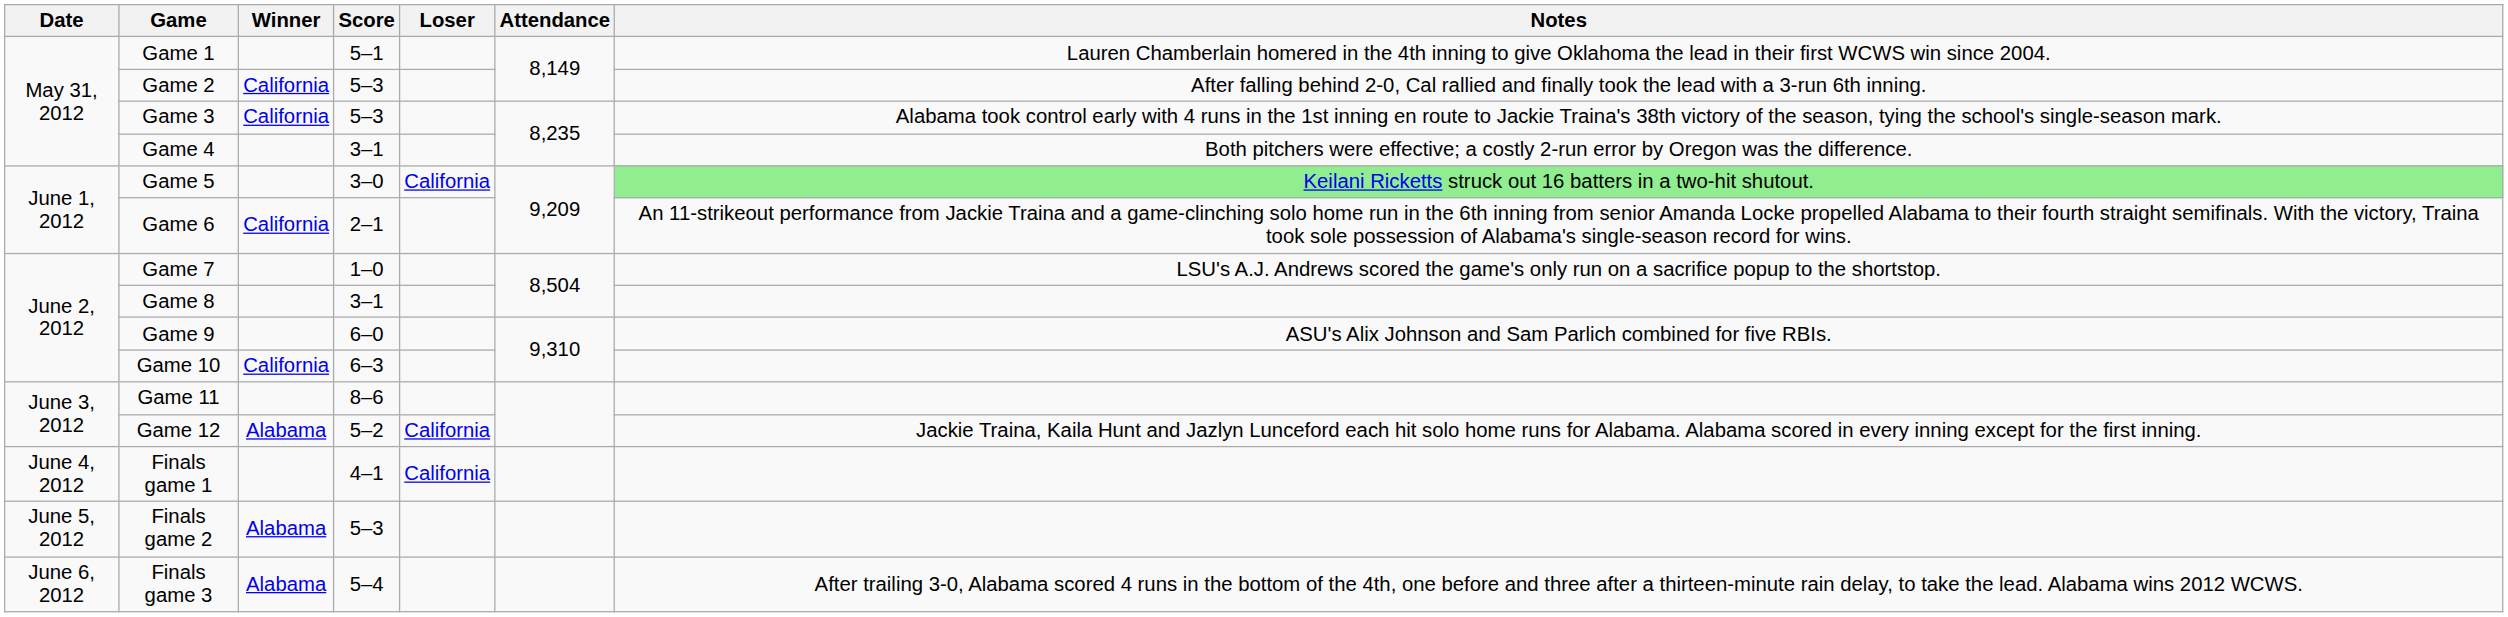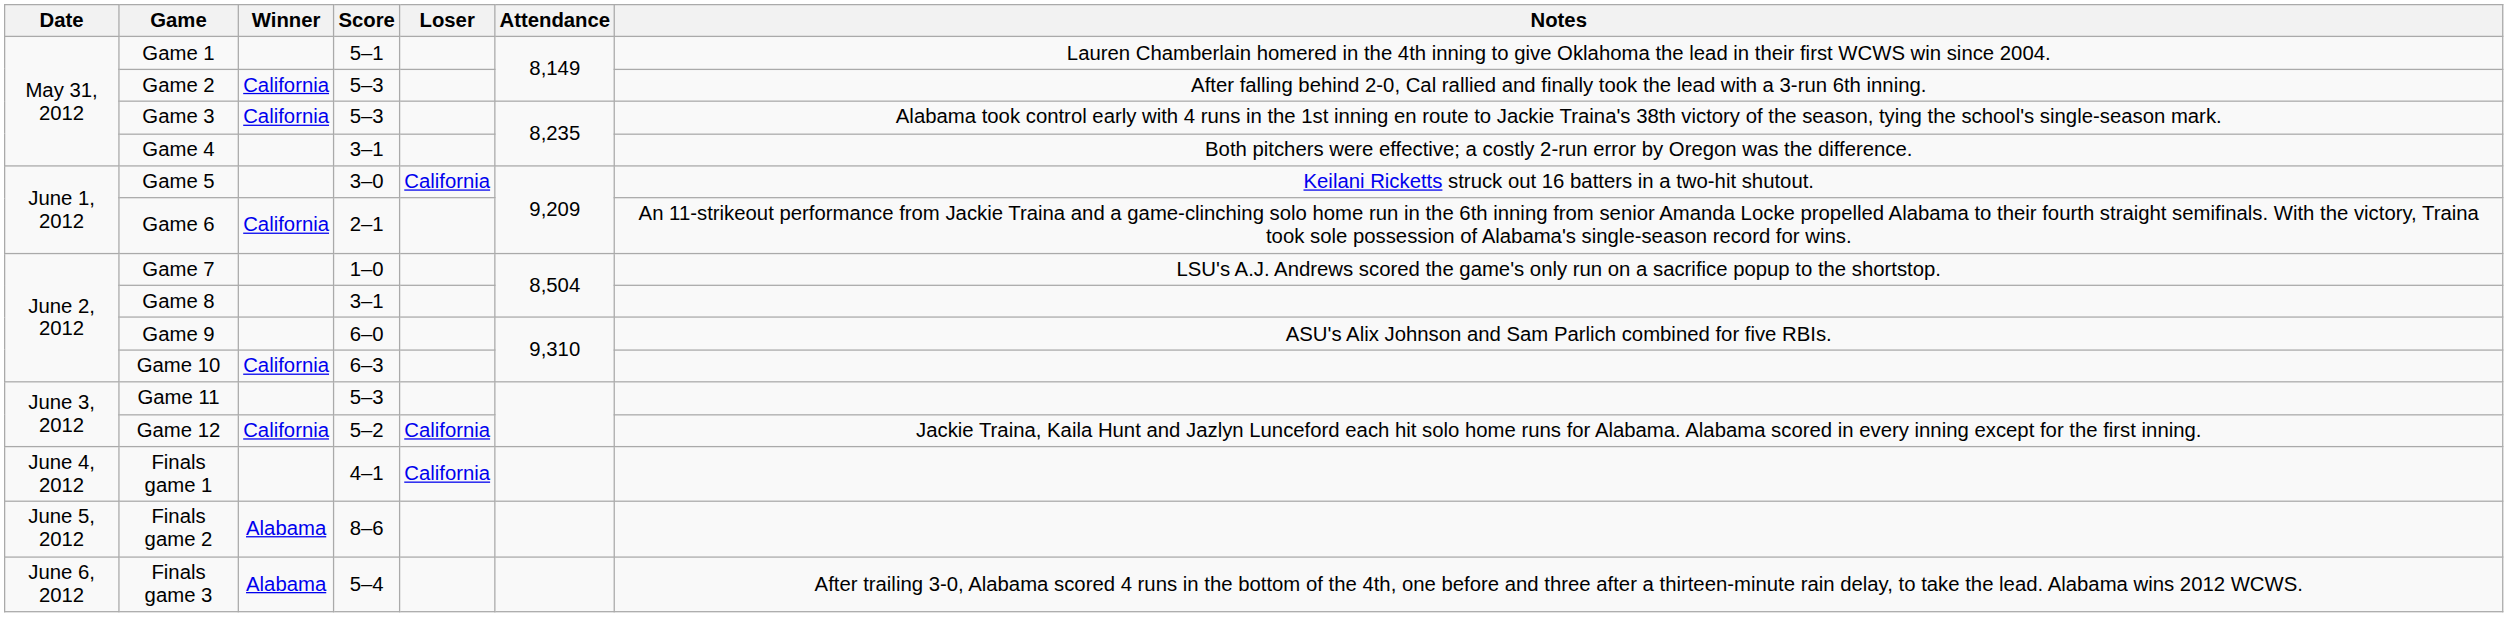(1559, 181) lightgreen background -> (1559, 181) no background
(367, 397) 8–6 -> (367, 397) 5–3
(286, 430) Alabama -> (286, 430) California
(367, 528) 5–3 -> (367, 528) 8–6
